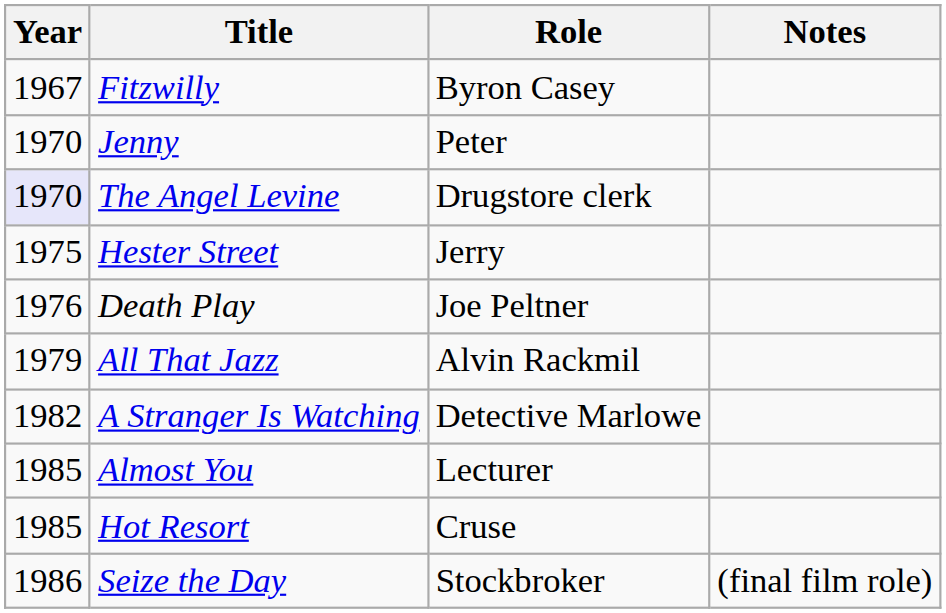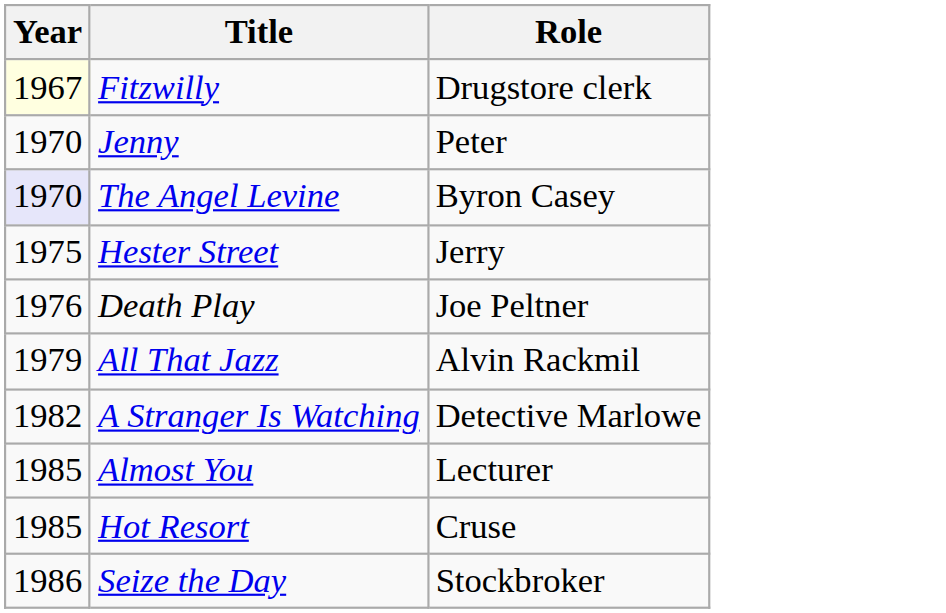- column: (825, 31)
(48, 86) no background -> (48, 86) lightyellow background
(525, 86) Byron Casey -> (544, 86) Drugstore clerk
(544, 196) Drugstore clerk -> (525, 196) Byron Casey
